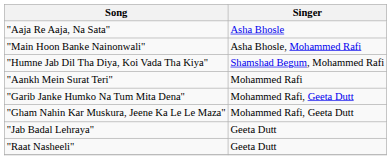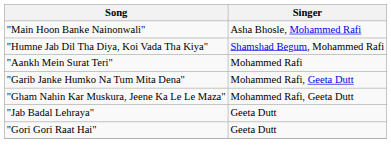- row: (58, 29)
+ row: (52, 130)
- row: (41, 146)
